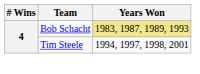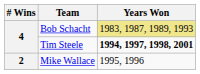(142, 45) normal -> (146, 45) bold
+ row: (68, 61)
